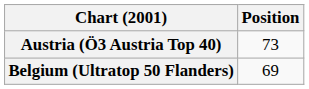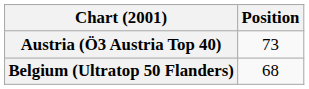(270, 71) 69 -> (270, 71) 68
